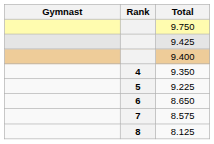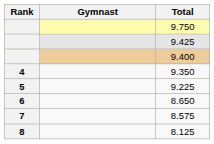columns swapped: (138, 12) <-> (62, 12)
